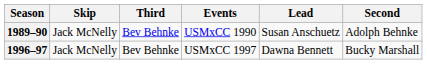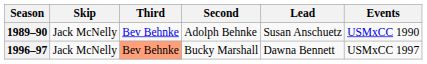columns swapped: (382, 13) <-> (220, 13)
(151, 50) no background -> (151, 50) lightsalmon background
